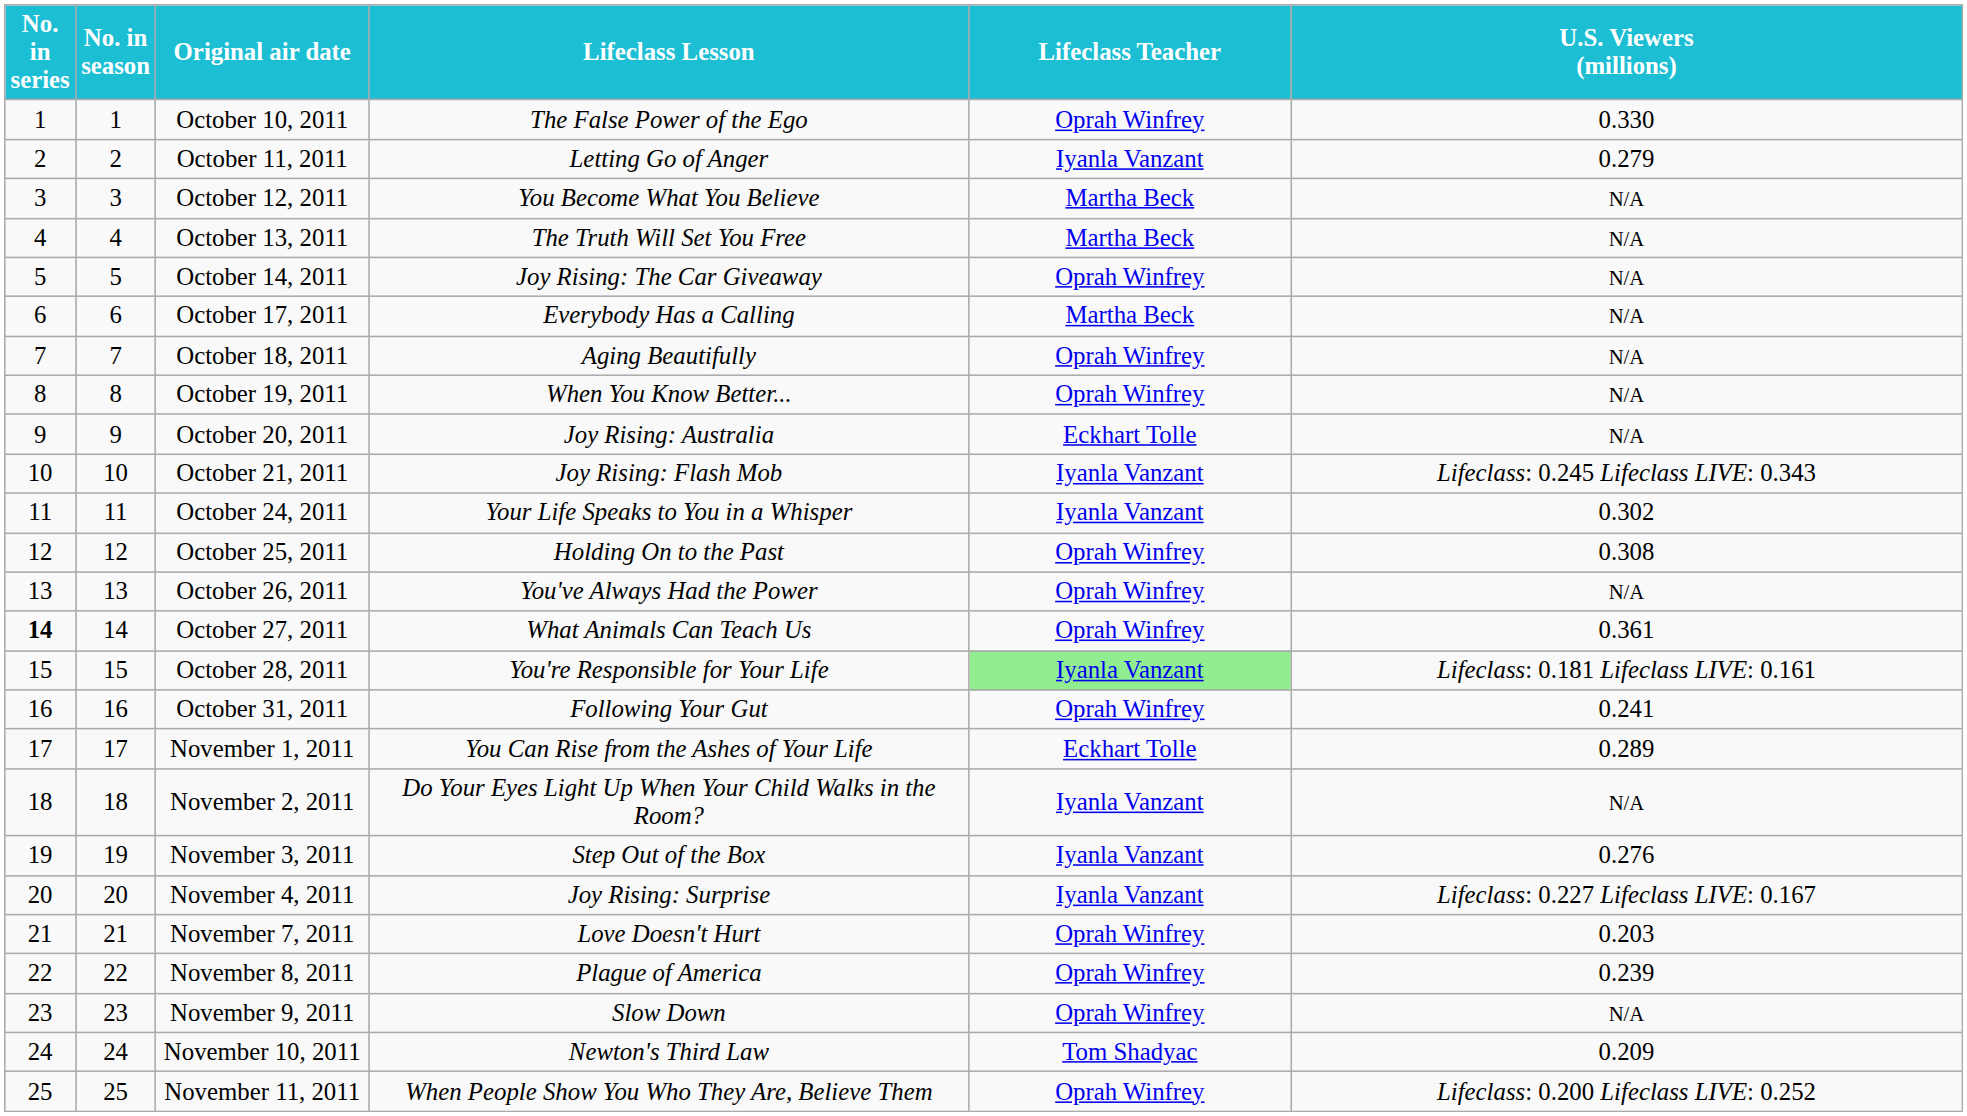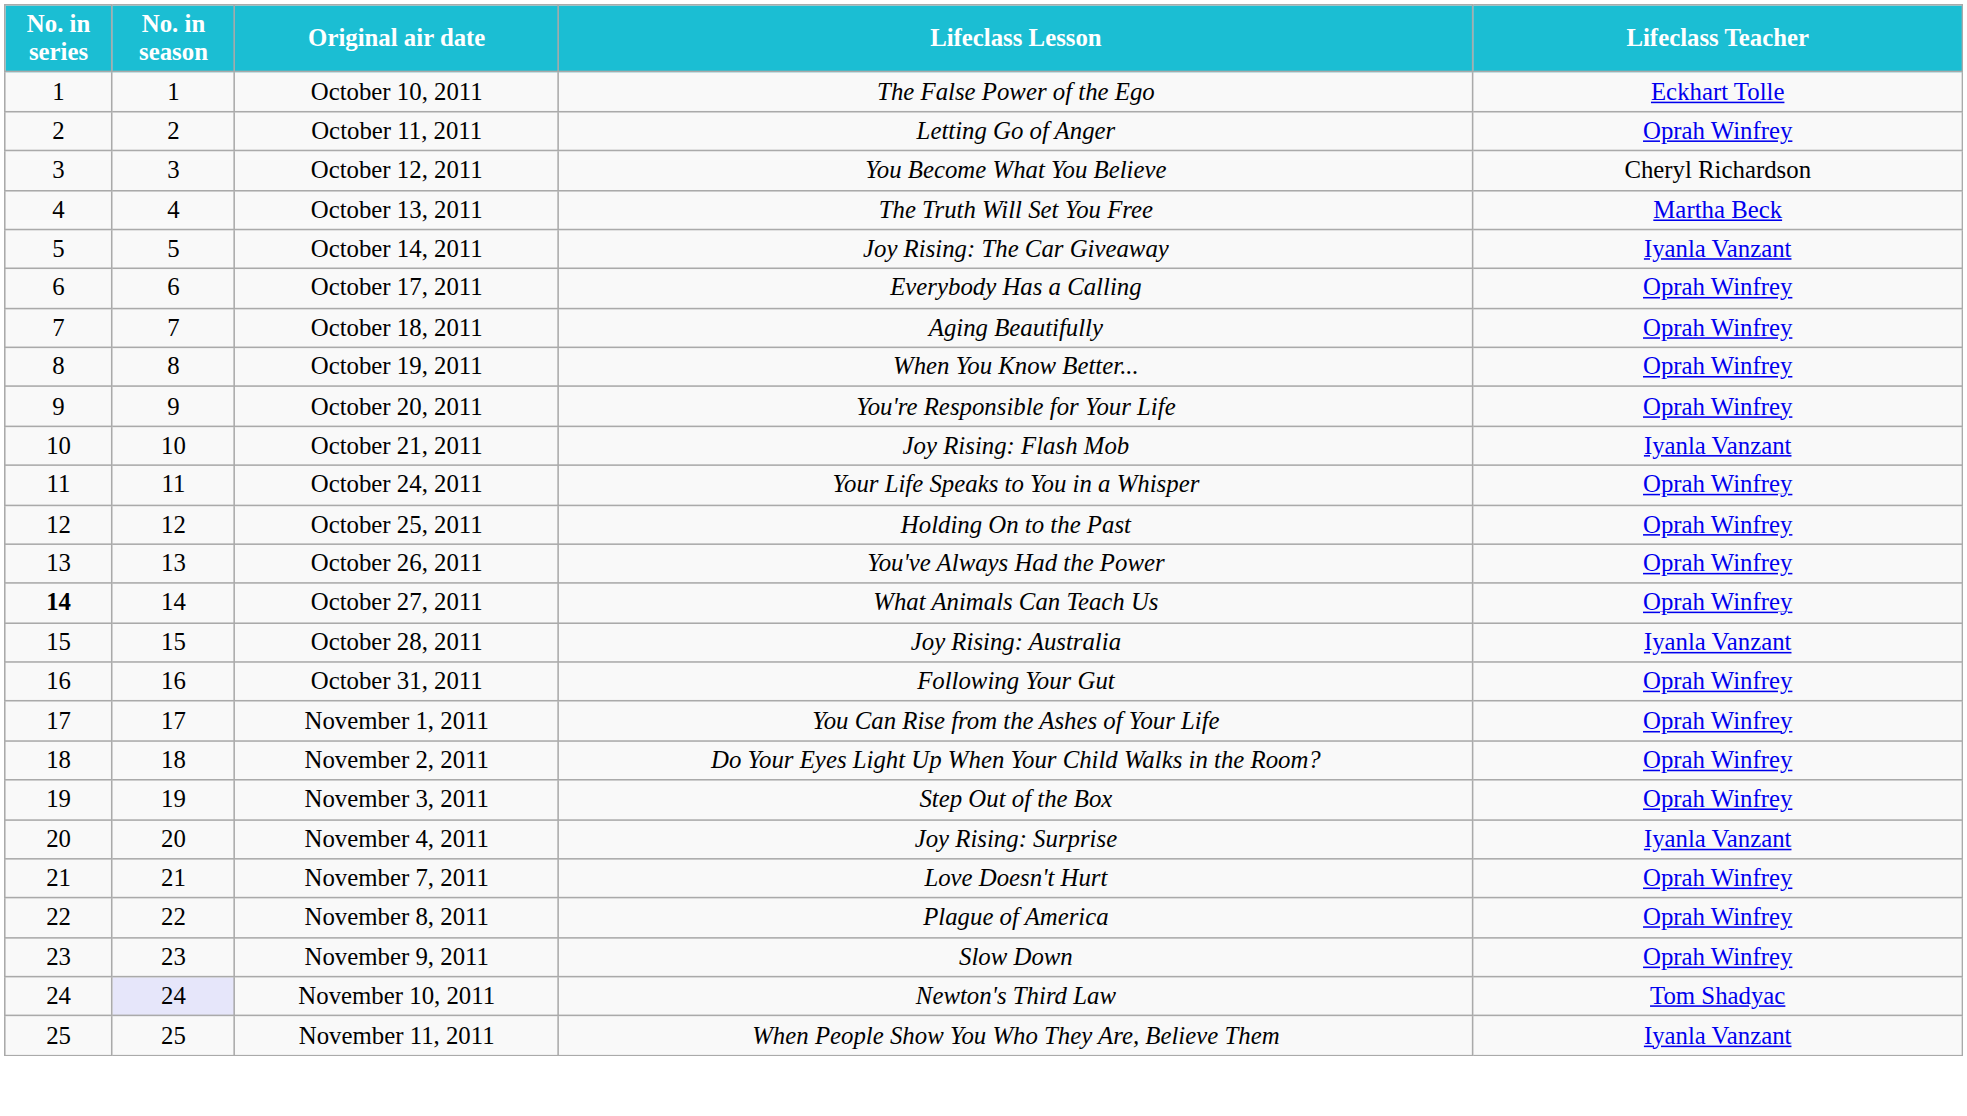- column: (1626, 52)
(1130, 119) Oprah Winfrey -> (1718, 91) Eckhart Tolle
(1130, 158) Iyanla Vanzant -> (1718, 130) Oprah Winfrey
(1130, 197) Martha Beck -> (1718, 170) Cheryl Richardson
(1130, 276) Oprah Winfrey -> (1718, 248) Iyanla Vanzant
(1130, 315) Martha Beck -> (1718, 288) Oprah Winfrey
(669, 433) Joy Rising: Australia -> (1016, 406) You're Responsible for Your Life
(1130, 433) Eckhart Tolle -> (1718, 406) Oprah Winfrey
(1130, 512) Iyanla Vanzant -> (1718, 484) Oprah Winfrey
(669, 669) You're Responsible for Your Life -> (1016, 642) Joy Rising: Australia
(1130, 669) lightgreen background -> (1718, 642) no background
(1130, 748) Eckhart Tolle -> (1718, 720) Oprah Winfrey
(1130, 801) Iyanla Vanzant -> (1718, 760) Oprah Winfrey
(1130, 855) Iyanla Vanzant -> (1718, 799) Oprah Winfrey
(116, 1051) no background -> (173, 996) lavender background
(1130, 1091) Oprah Winfrey -> (1718, 1035) Iyanla Vanzant
